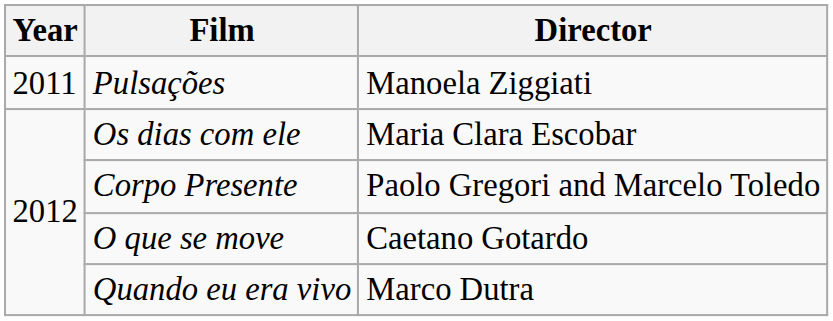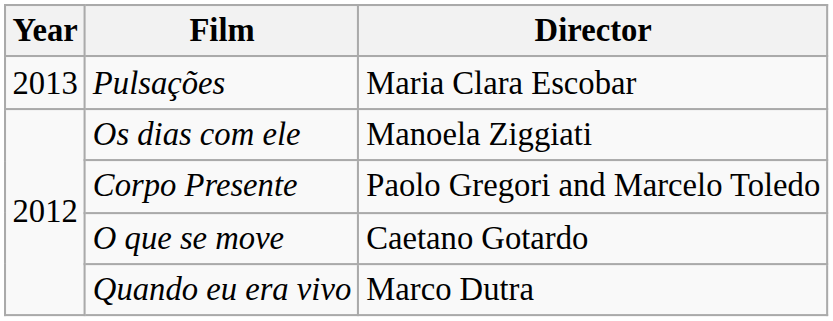(45, 82) 2011 -> (45, 82) 2013
(479, 82) Manoela Ziggiati -> (501, 82) Maria Clara Escobar
(501, 133) Maria Clara Escobar -> (479, 133) Manoela Ziggiati
